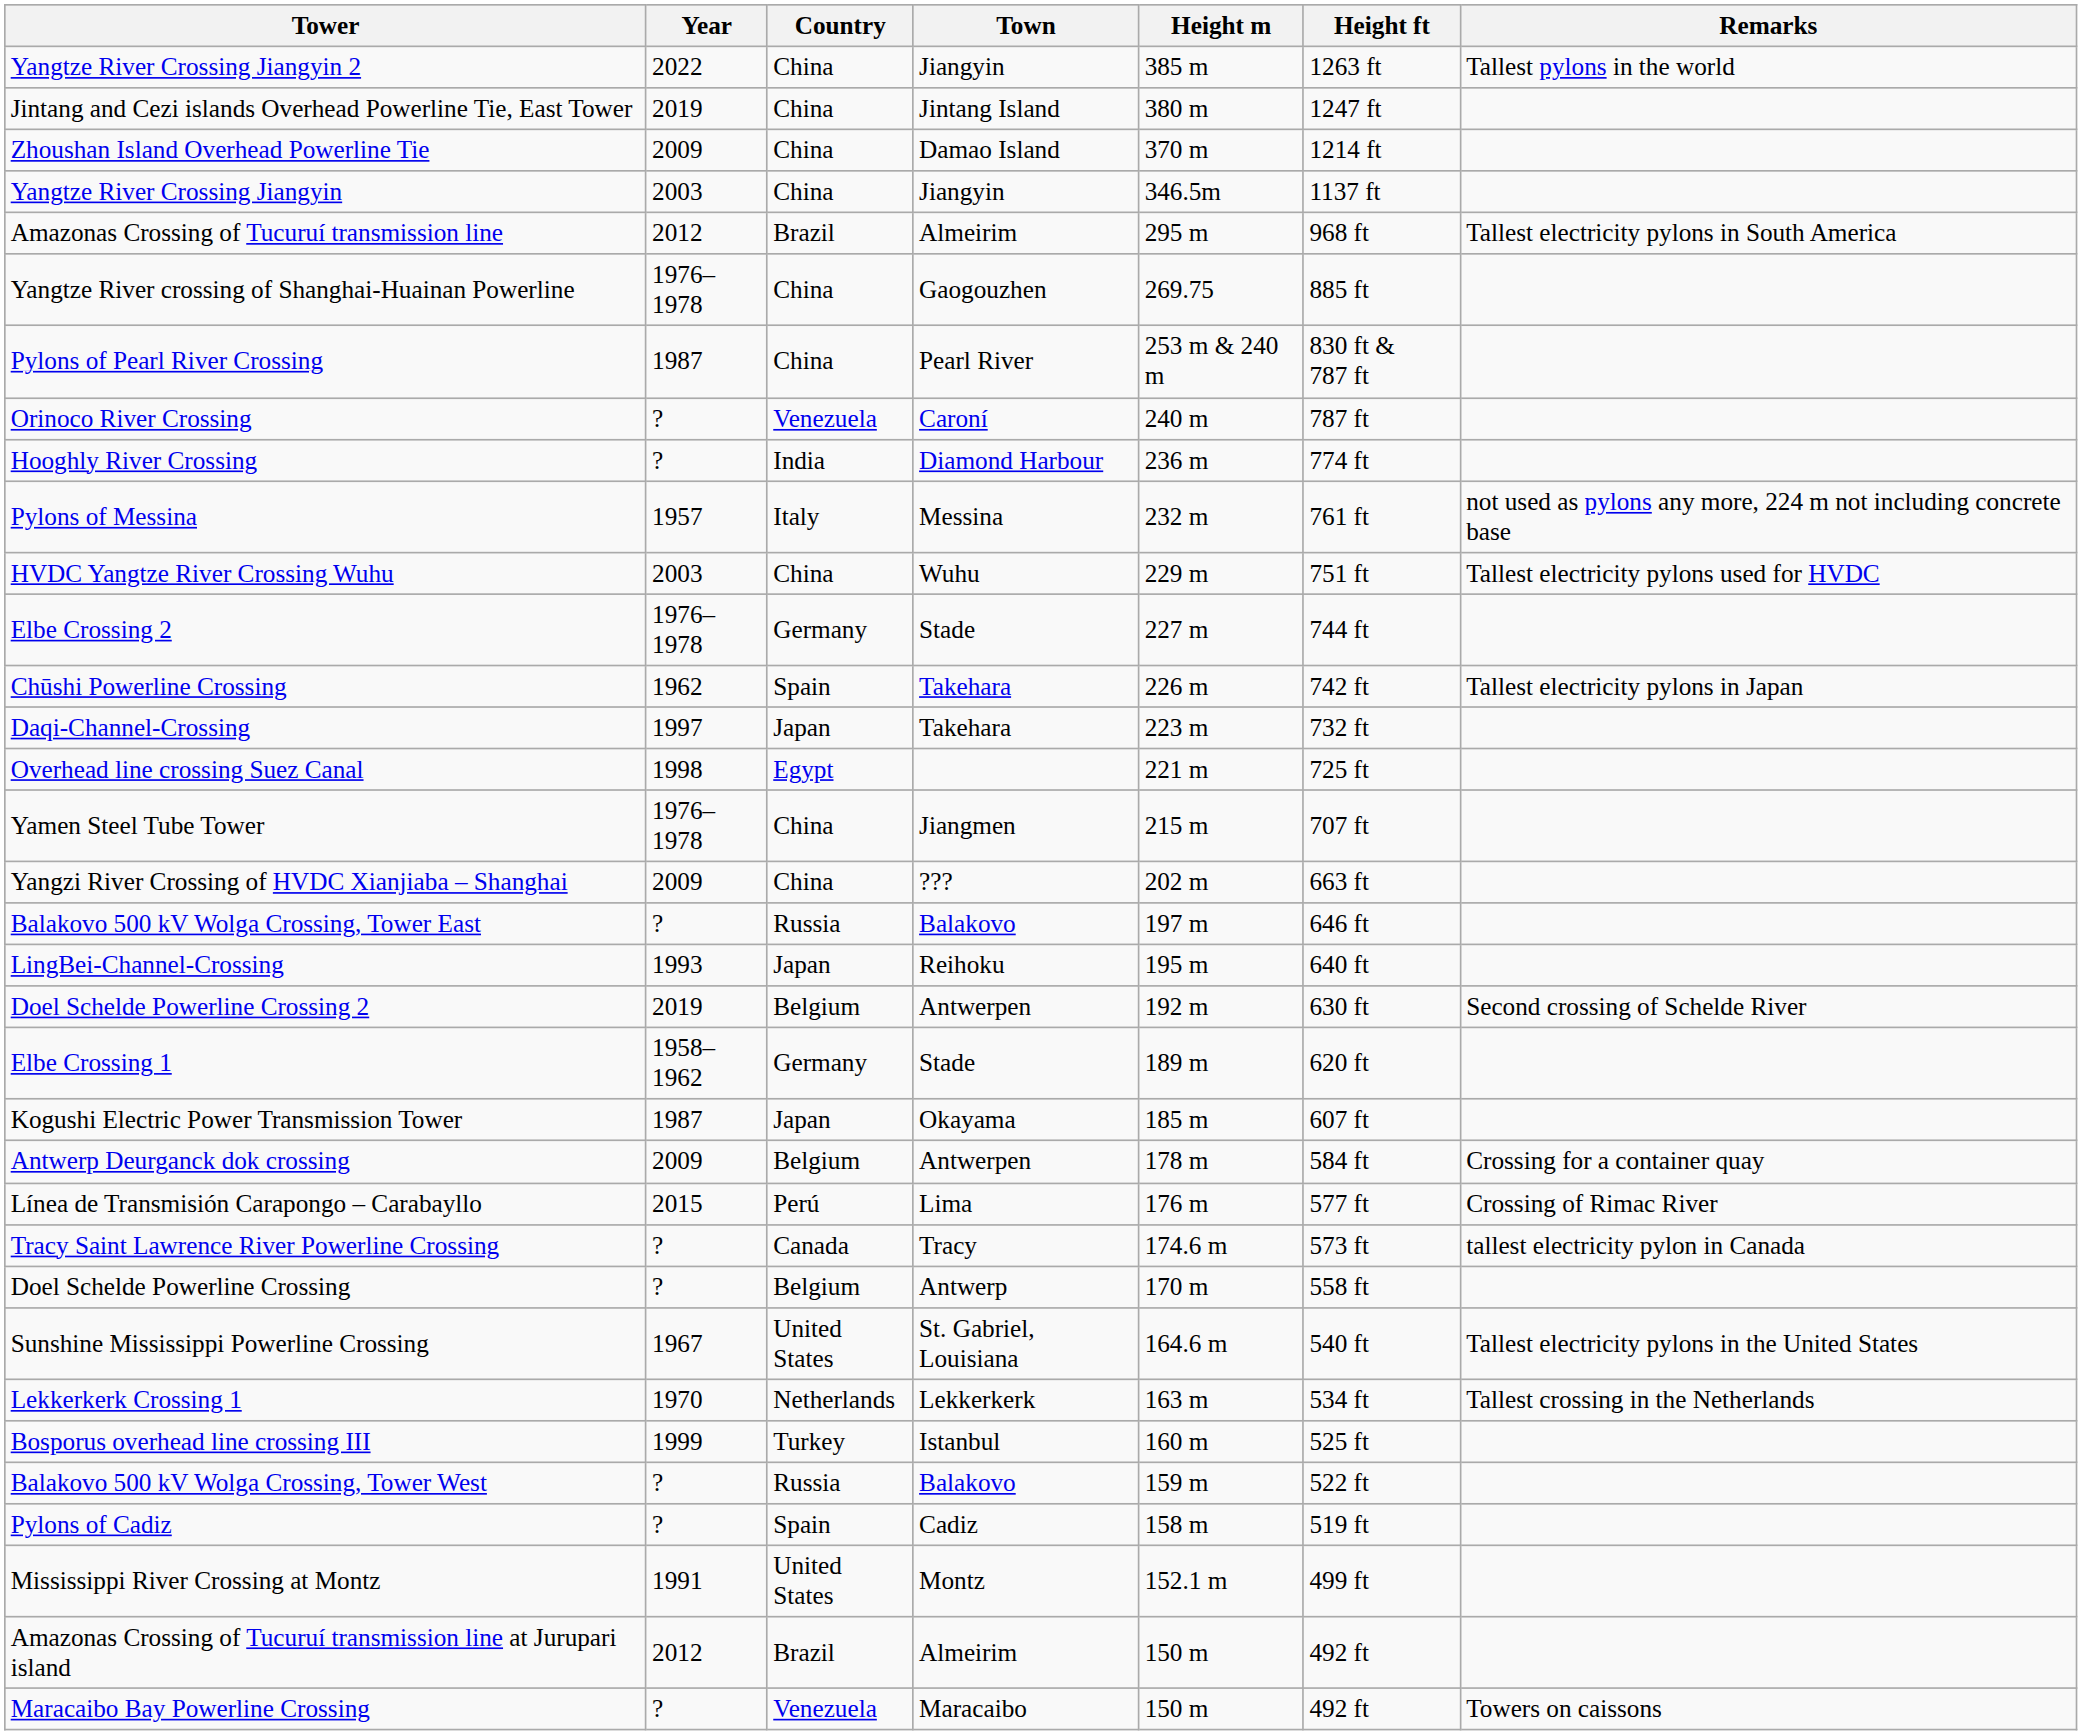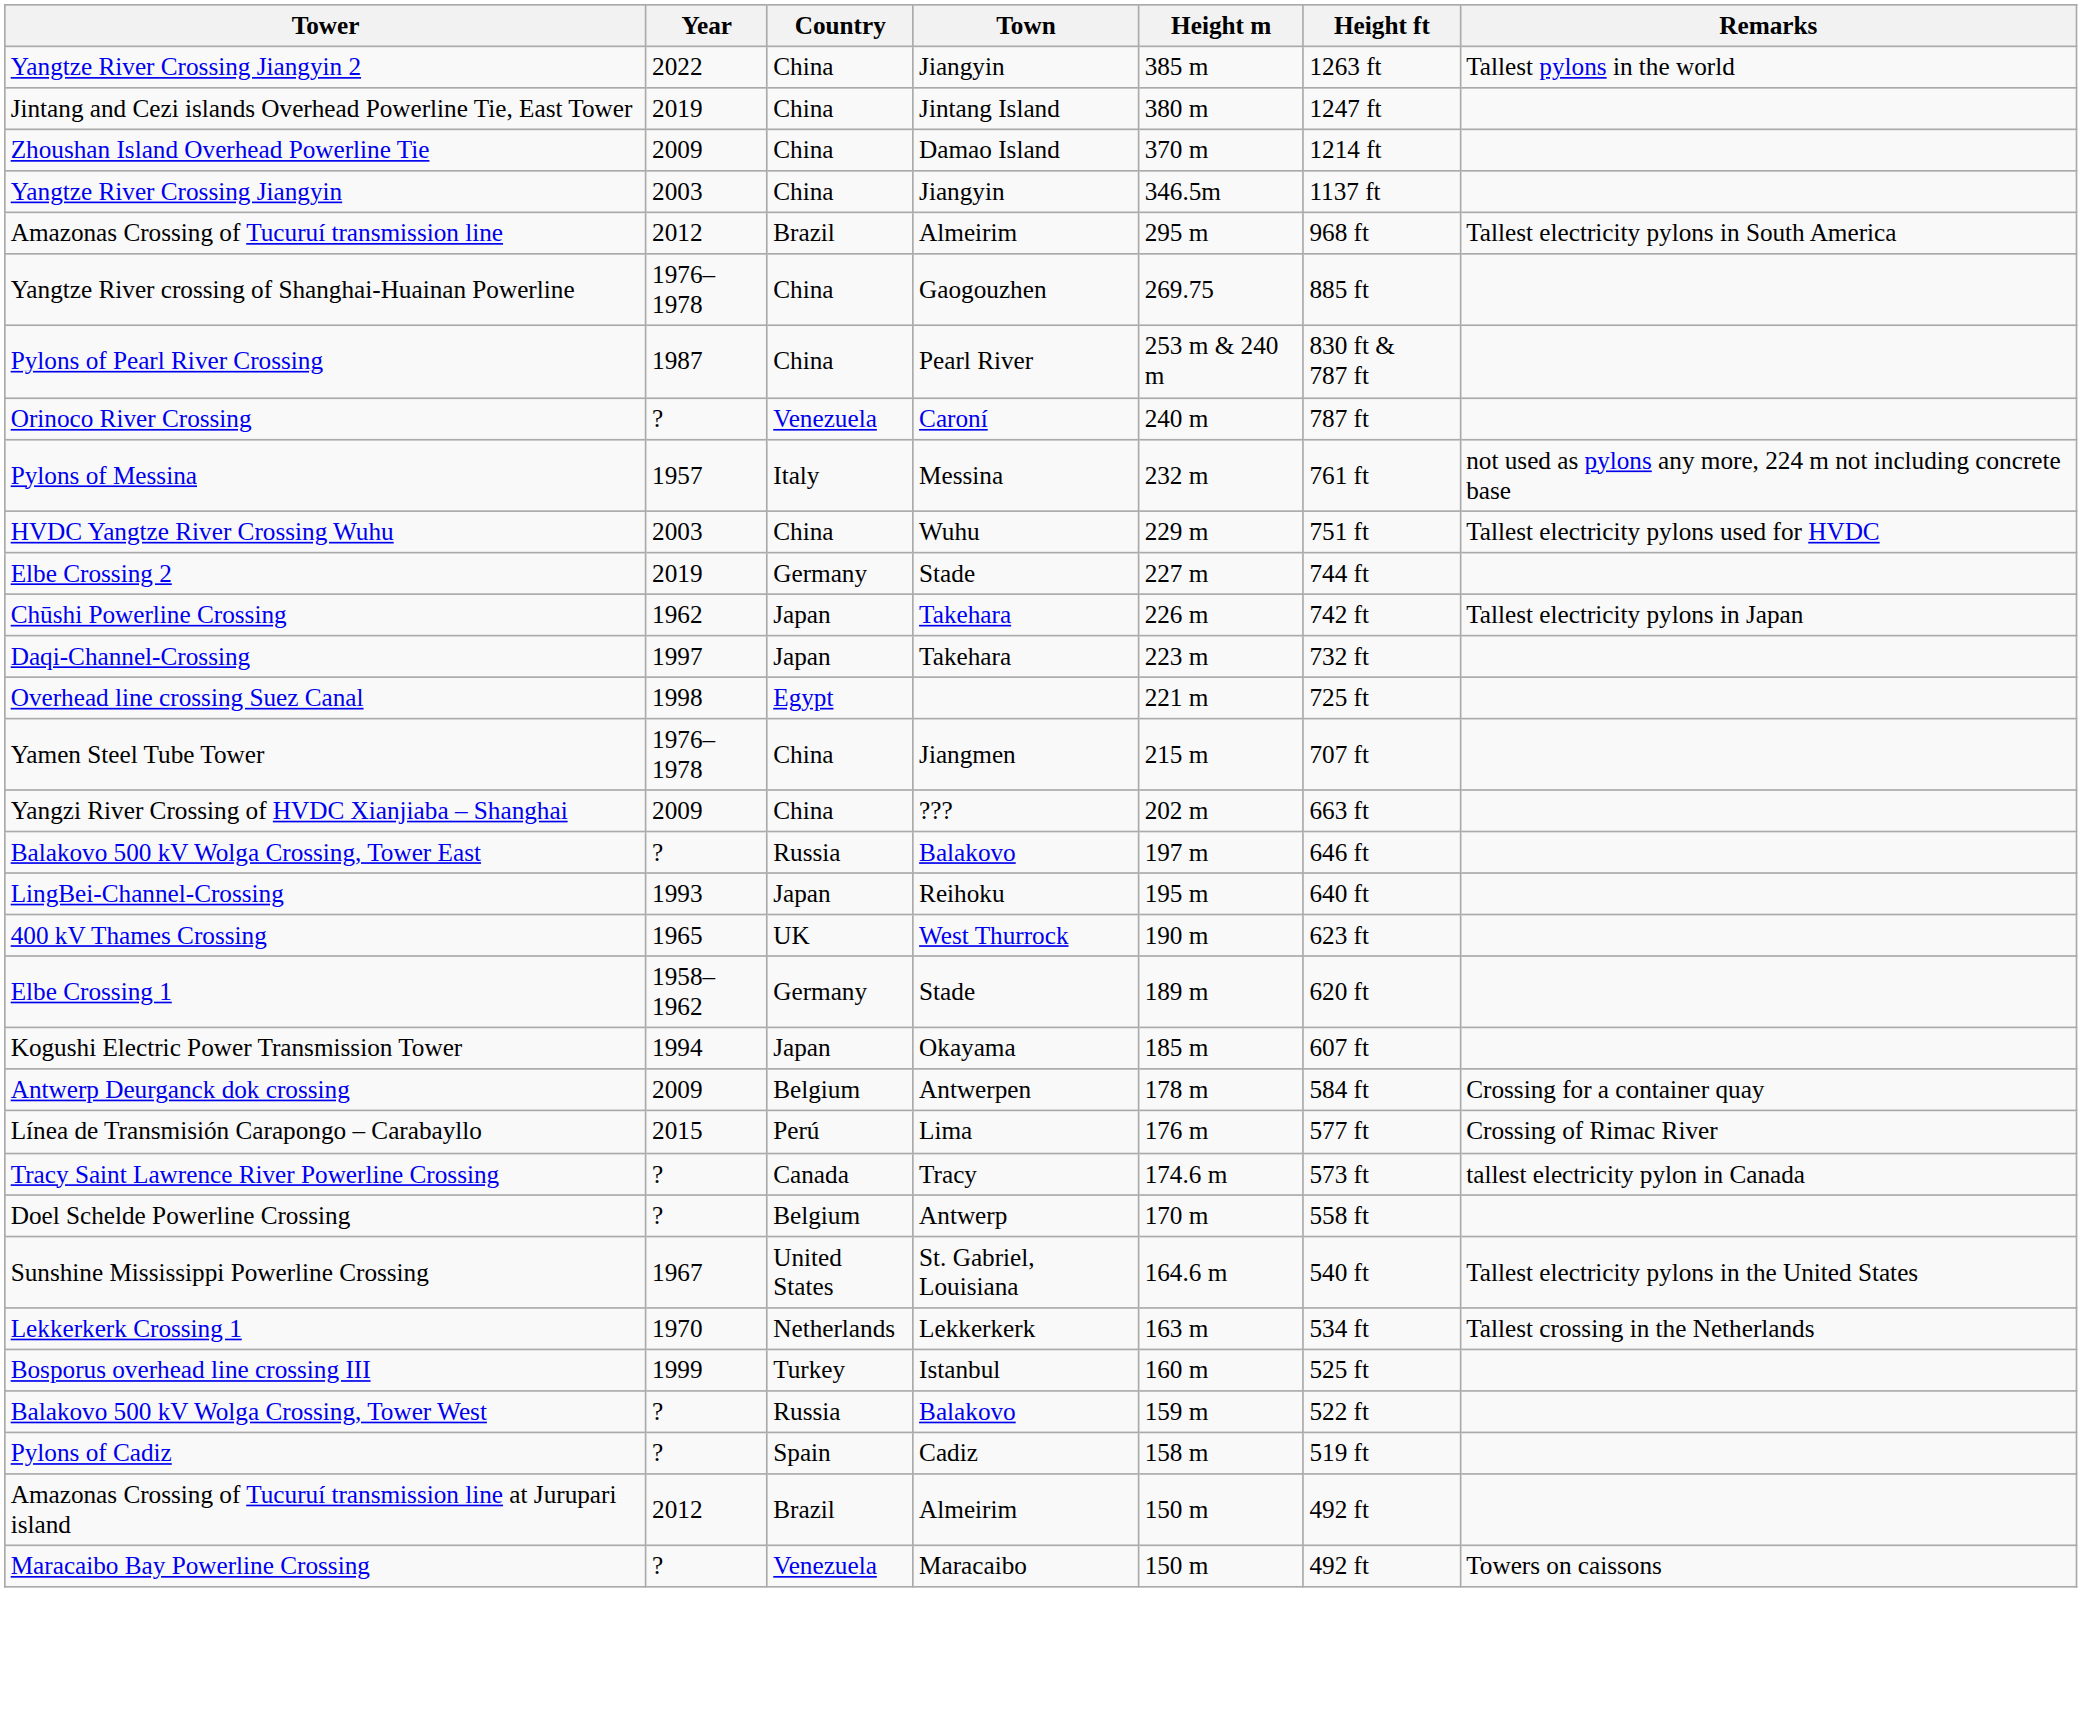- row: (134, 459)
(684, 629) 1976–1978 -> (677, 572) 2019
(802, 685) Spain -> (802, 614) Japan
- row: (190, 1006)
+ row: (139, 935)
(677, 1120) 1987 -> (677, 1048) 1994
- row: (196, 1580)
